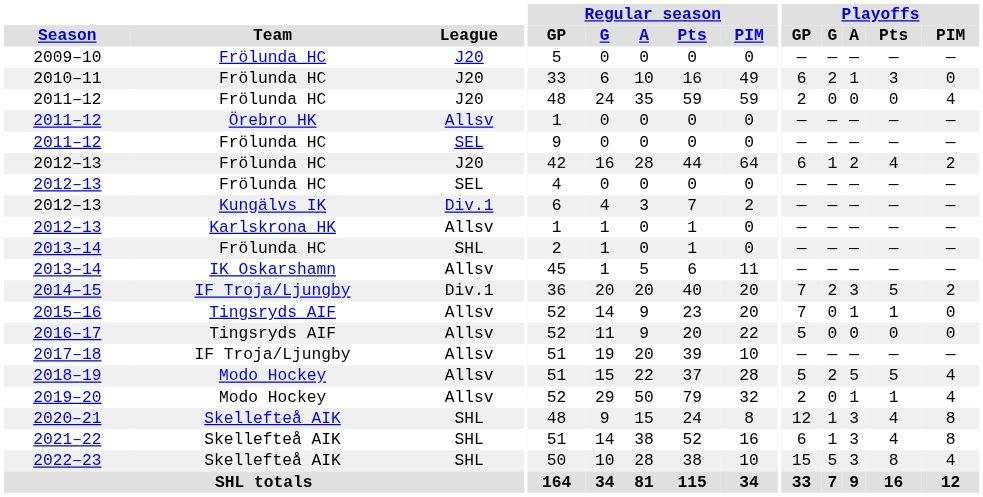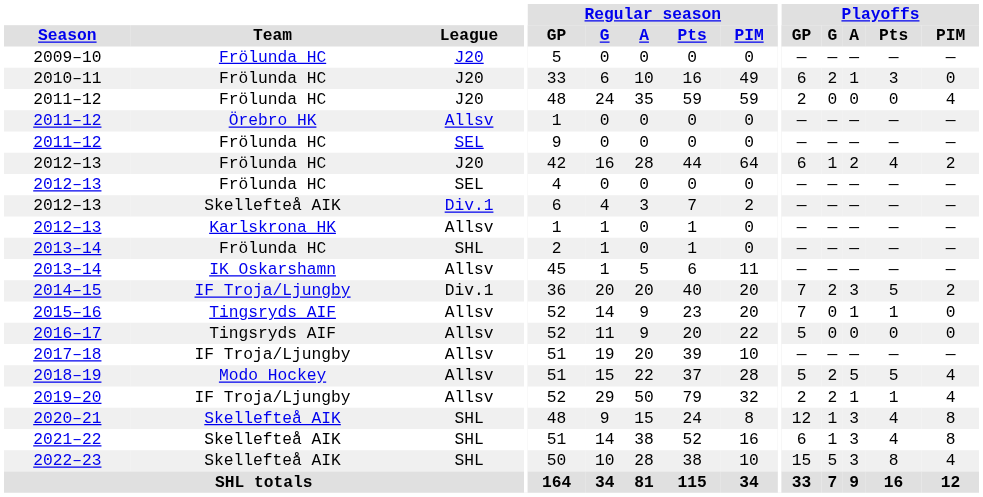(273, 206) Kungälvs IK -> (273, 206) Skellefteå AIK
(273, 397) Modo Hockey -> (273, 397) IF Troja/Ljungby
(832, 397) 0 -> (832, 397) 2
